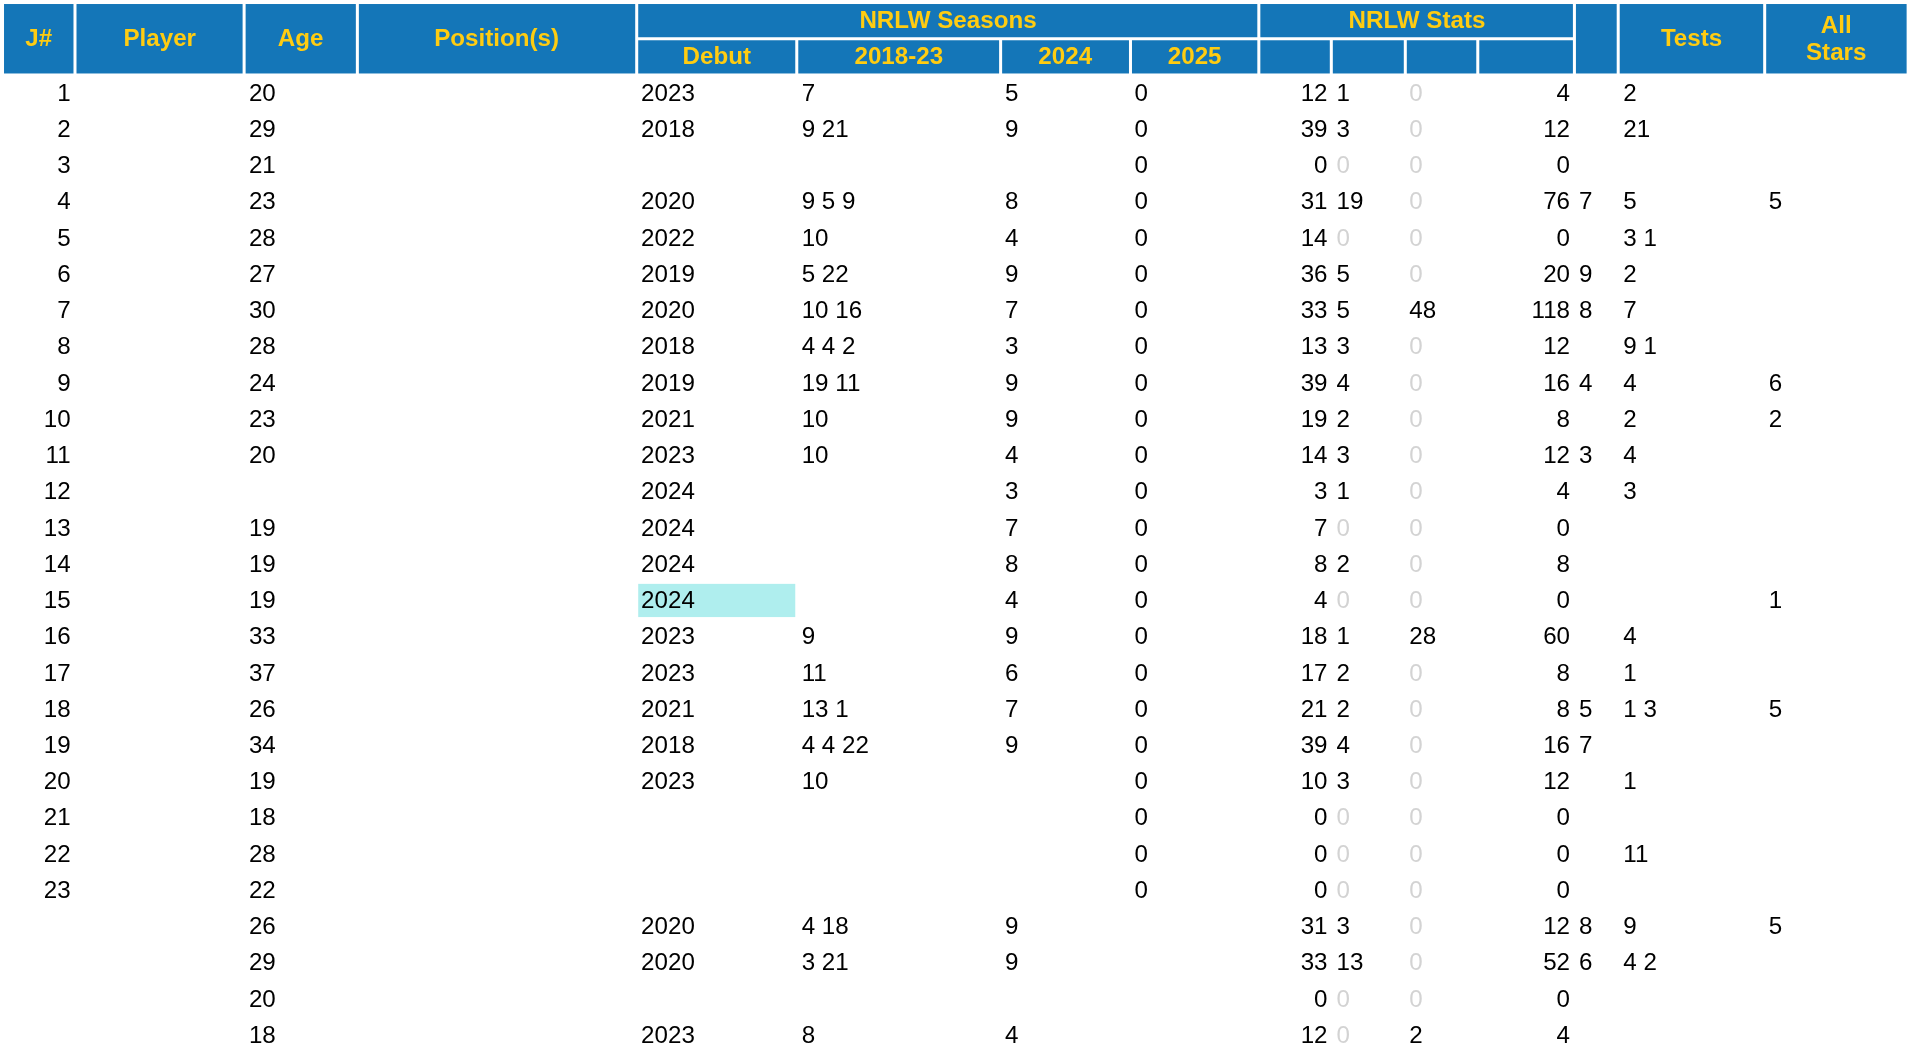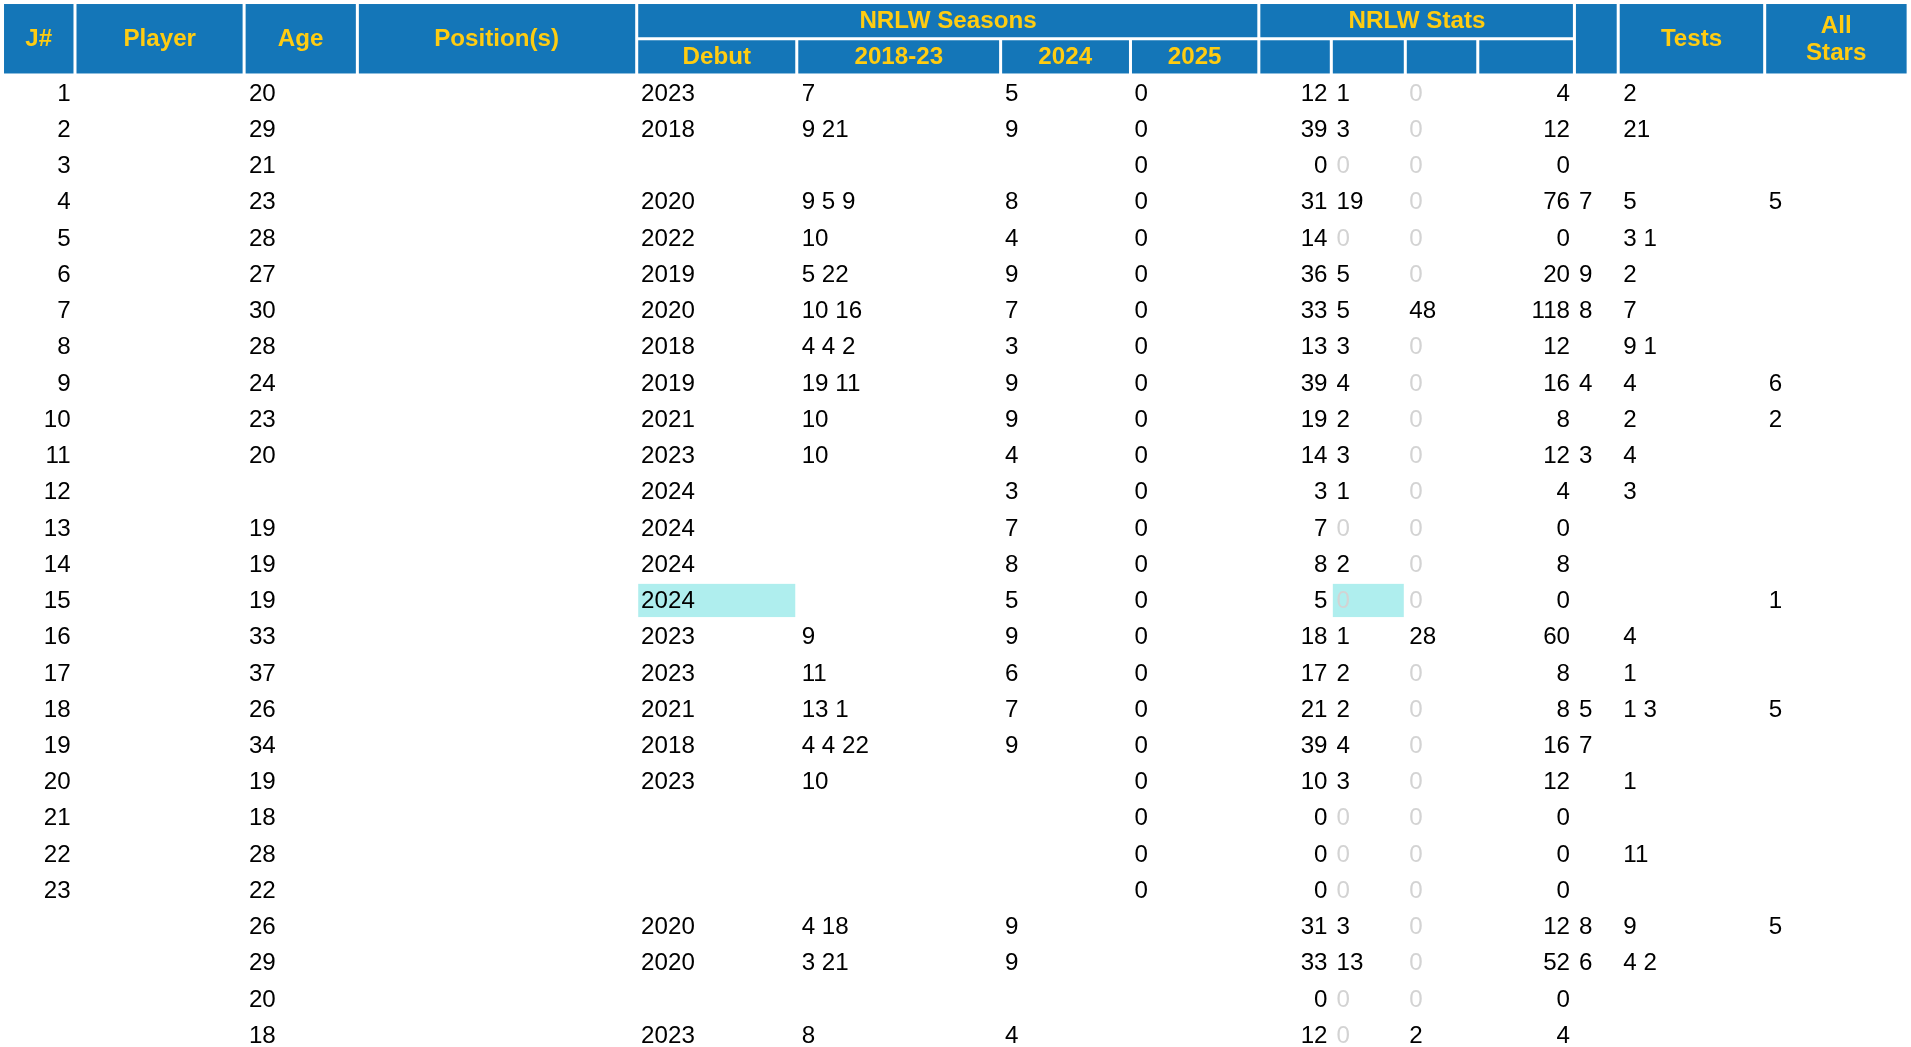(1012, 600) 4 -> (1012, 600) 5
(1321, 600) 4 -> (1321, 600) 5
(1343, 600) no background -> (1343, 600) paleturquoise background
